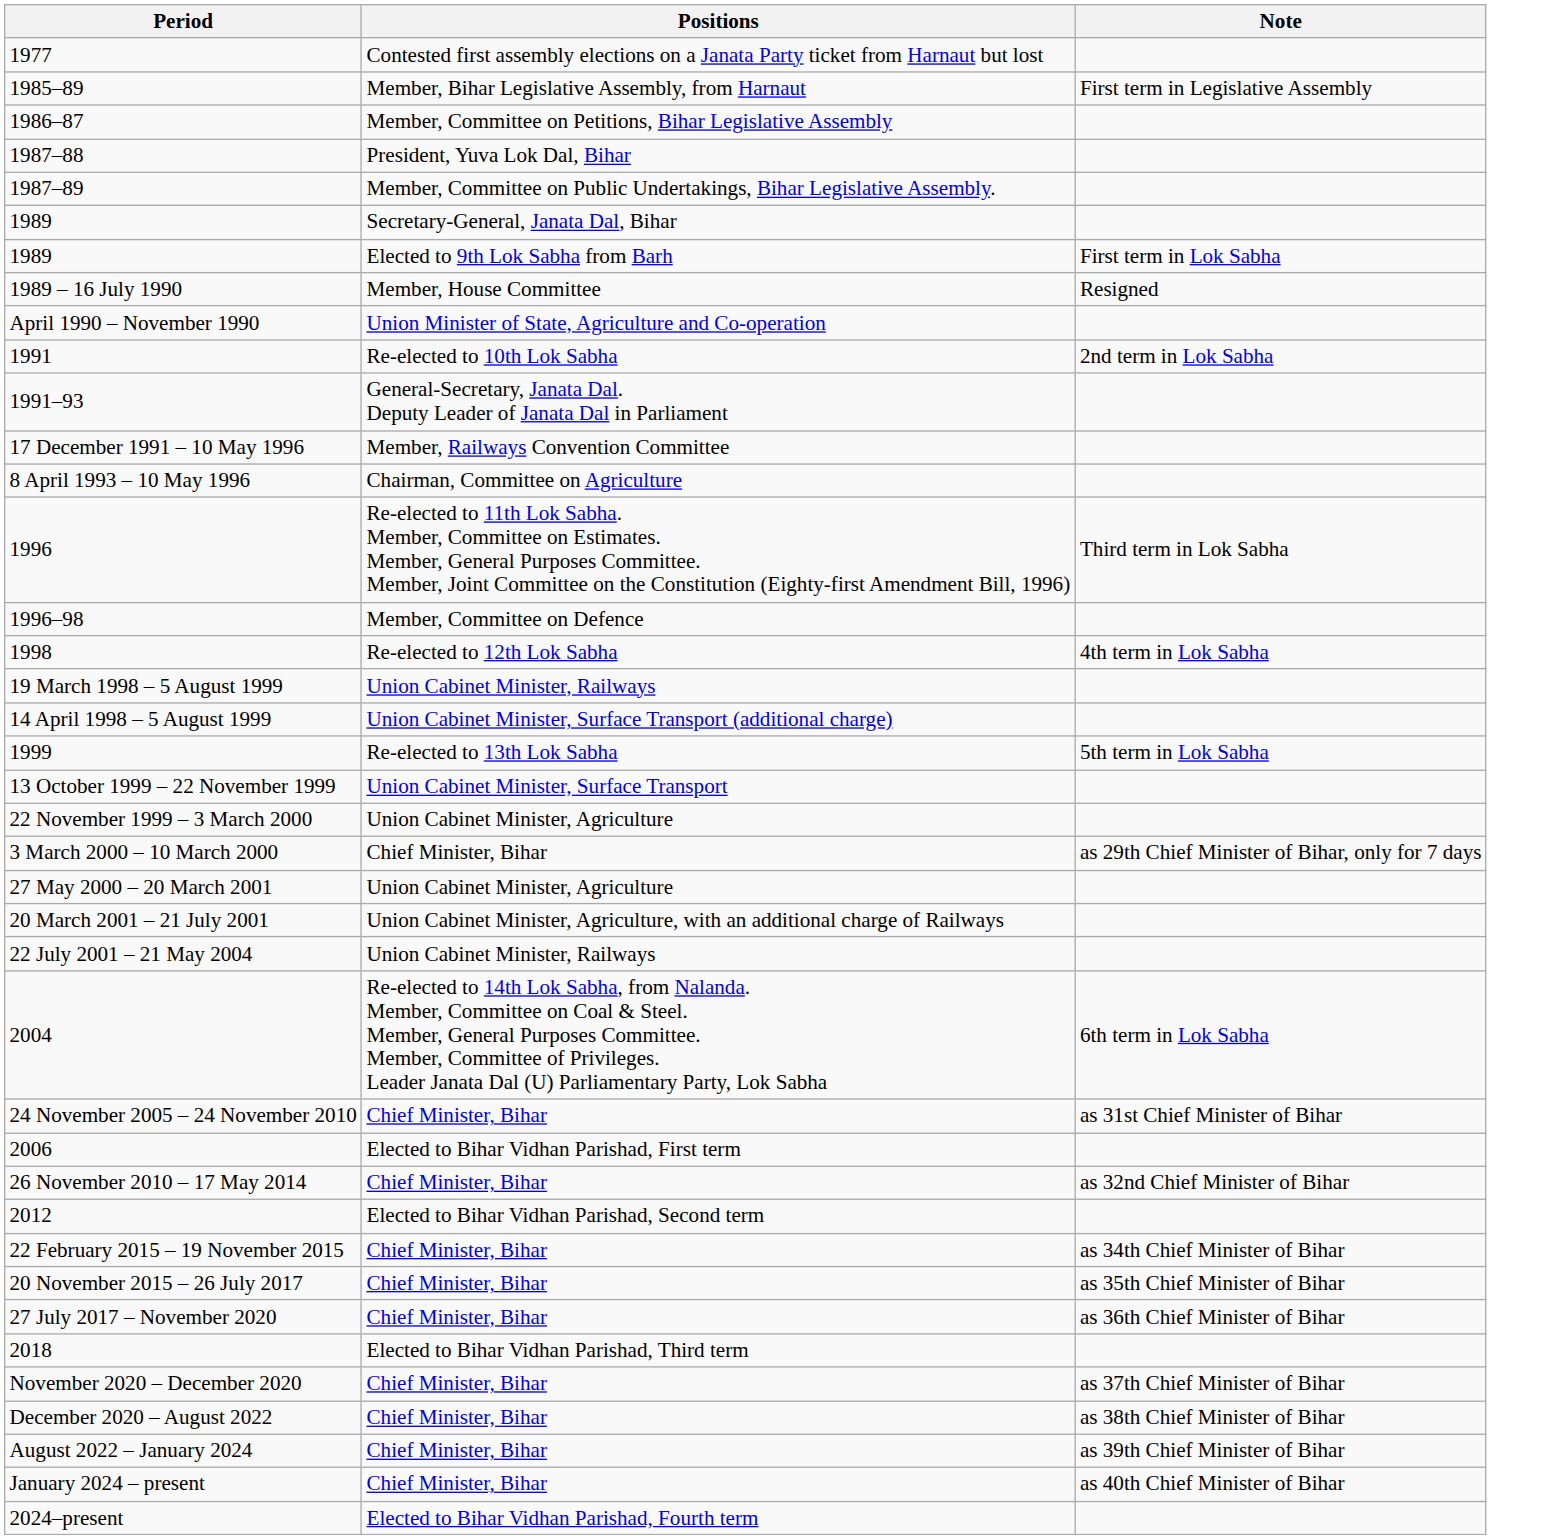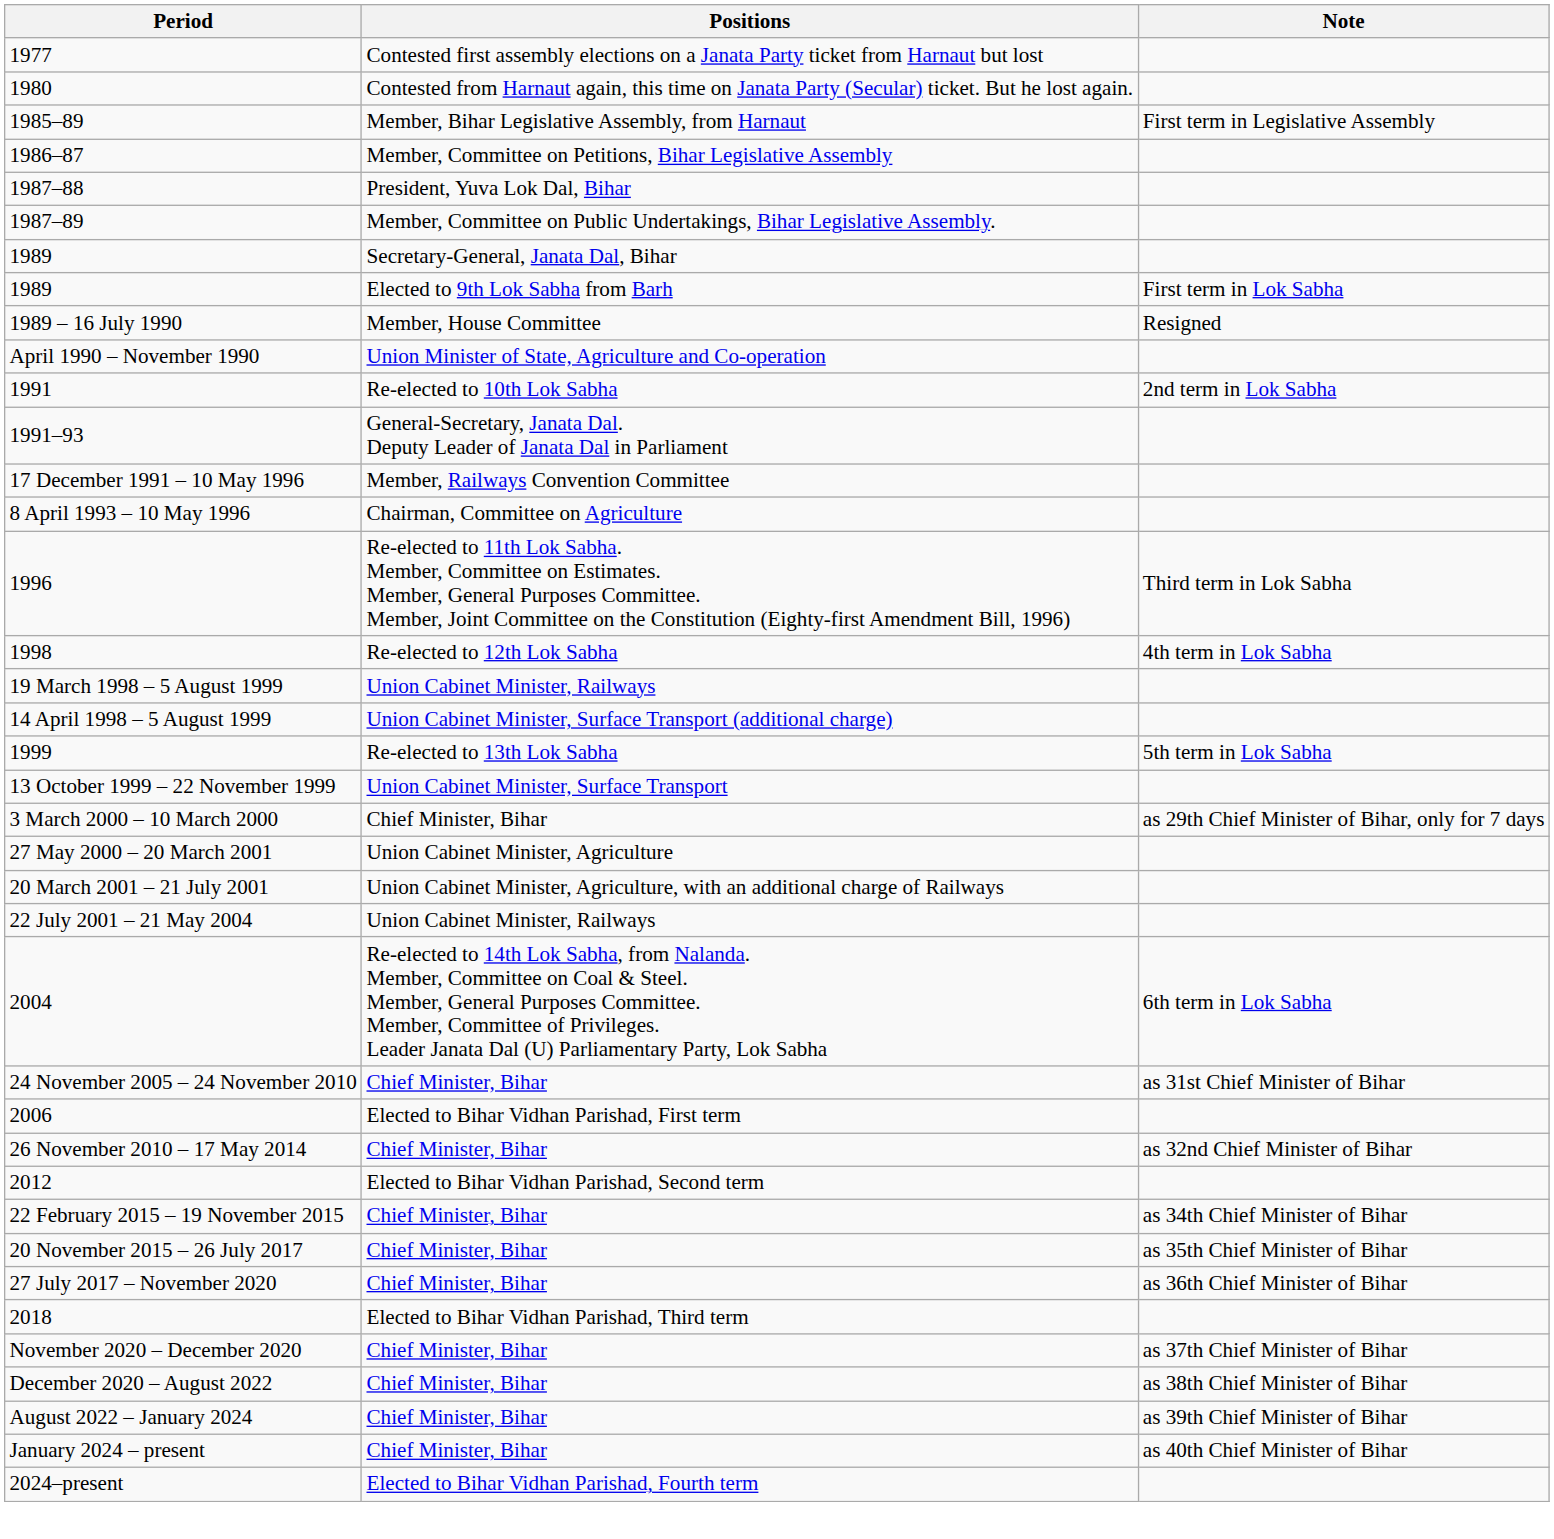+ row: (31, 88)
- row: (46, 618)
- row: (161, 819)
